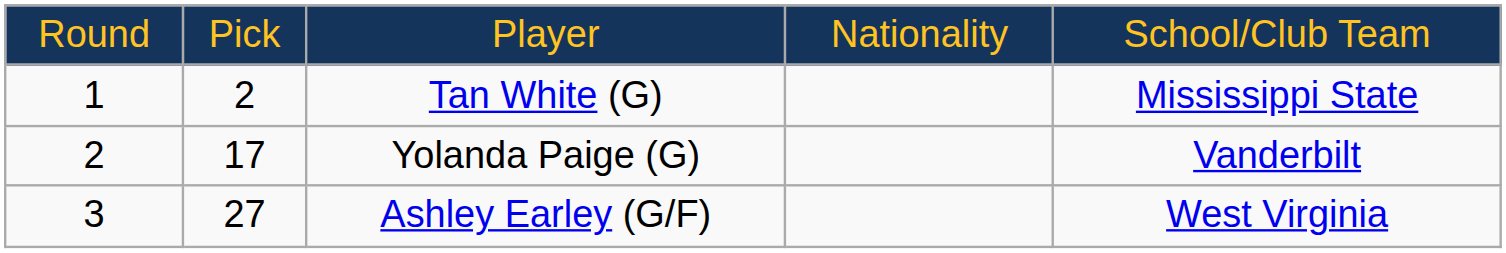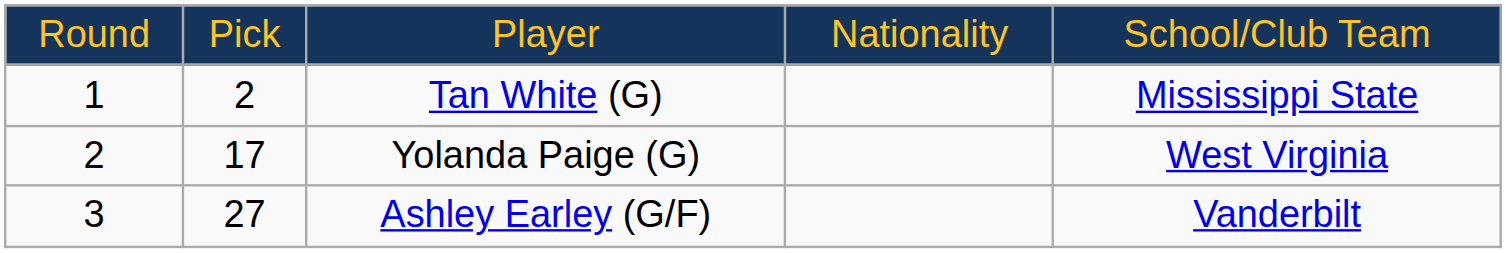(1277, 154) Vanderbilt -> (1277, 154) West Virginia
(1277, 214) West Virginia -> (1277, 214) Vanderbilt
